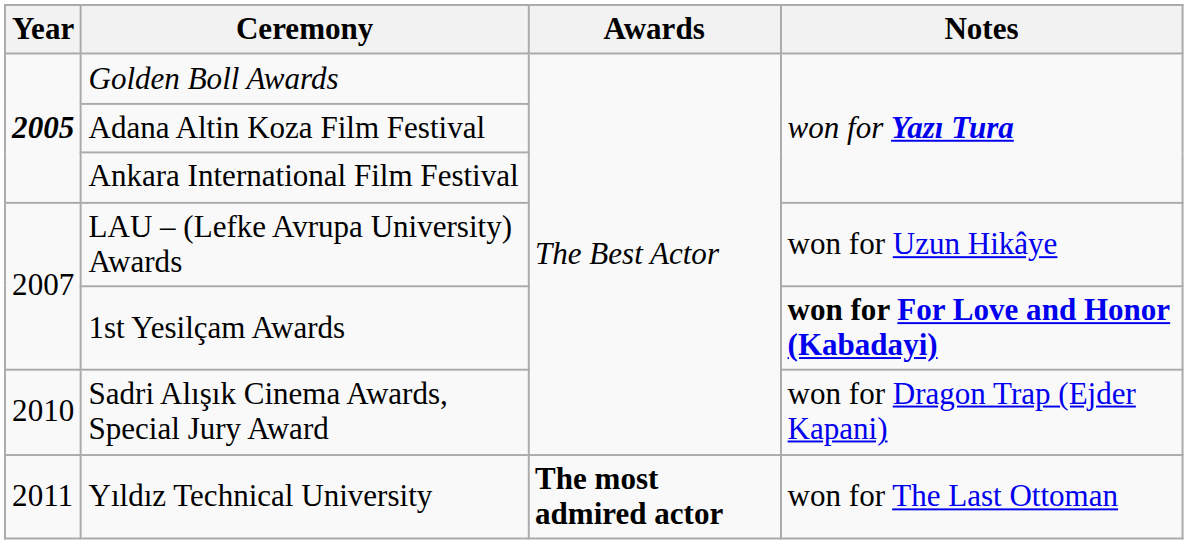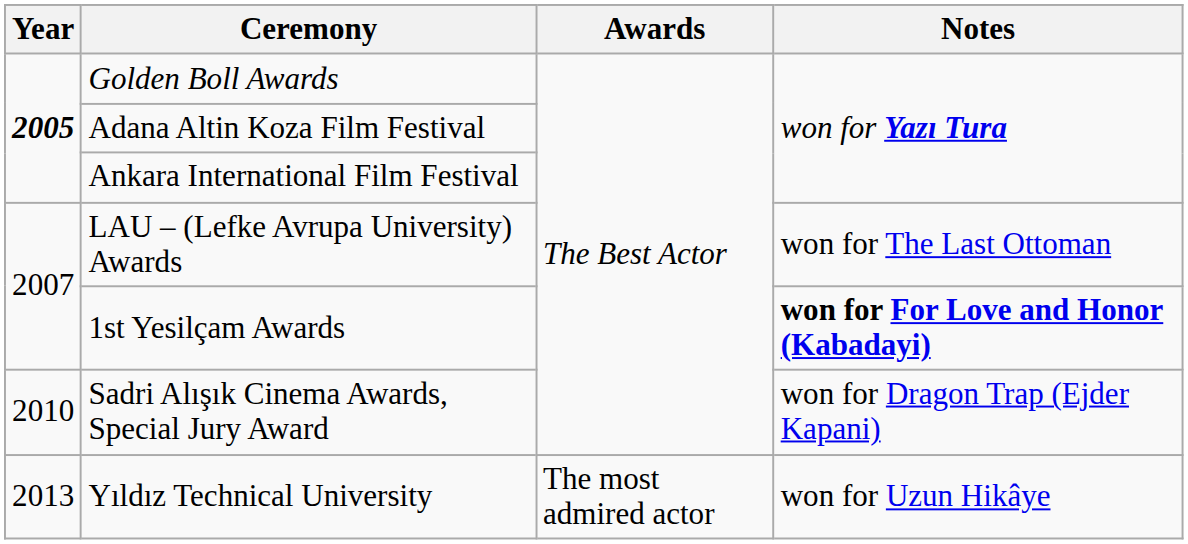(922, 243) won for Uzun Hikâye -> (946, 243) won for The Last Ottoman
(43, 495) 2011 -> (43, 495) 2013
(629, 495) bold -> (629, 495) normal
(953, 495) won for The Last Ottoman -> (916, 495) won for Uzun Hikâye
